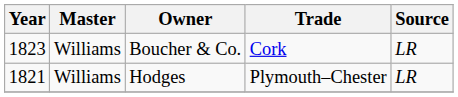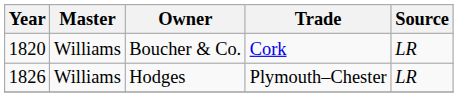(27, 48) 1823 -> (27, 48) 1820
(27, 77) 1821 -> (27, 77) 1826
